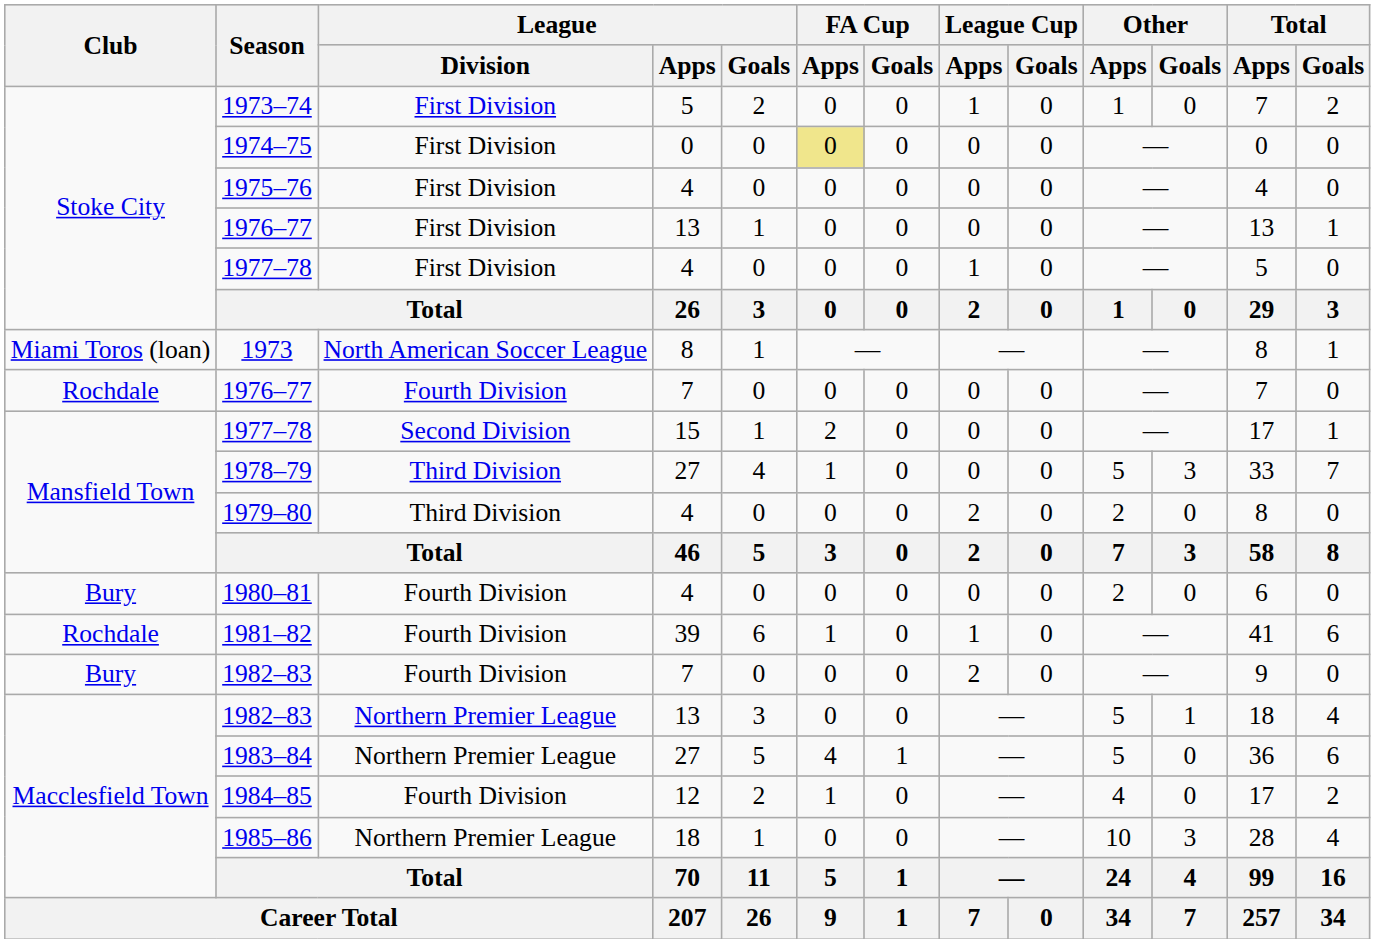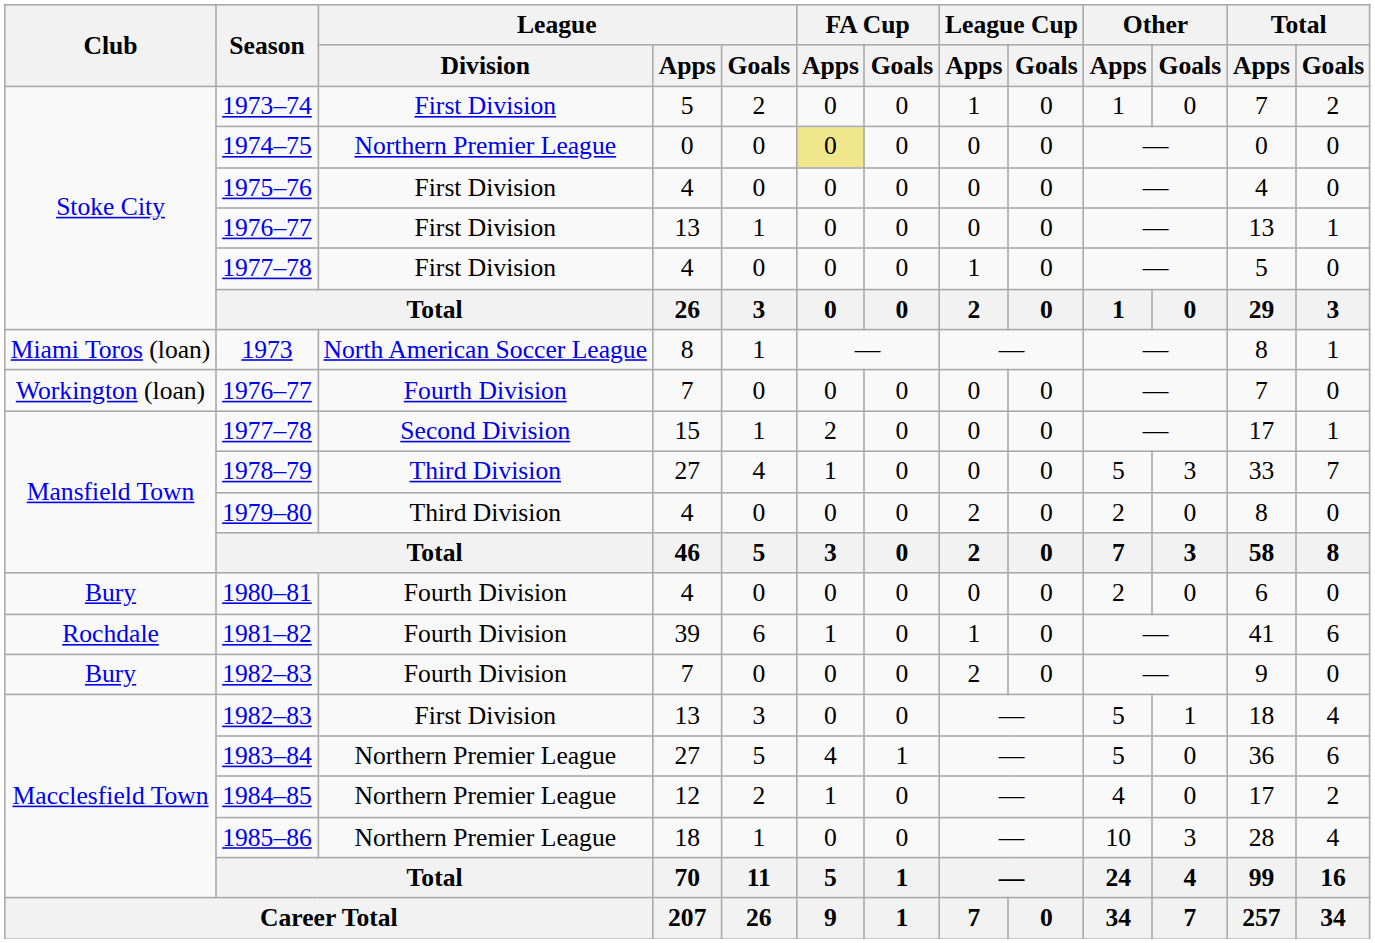(485, 146) First Division -> (485, 146) Northern Premier League
(111, 390) Rochdale -> (111, 390) Workington (loan)
(485, 715) Northern Premier League -> (485, 715) First Division
(485, 796) Fourth Division -> (485, 796) Northern Premier League
